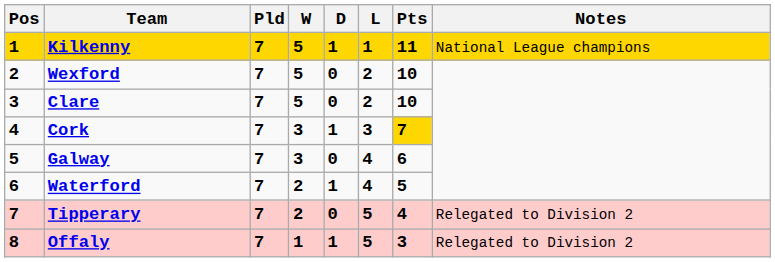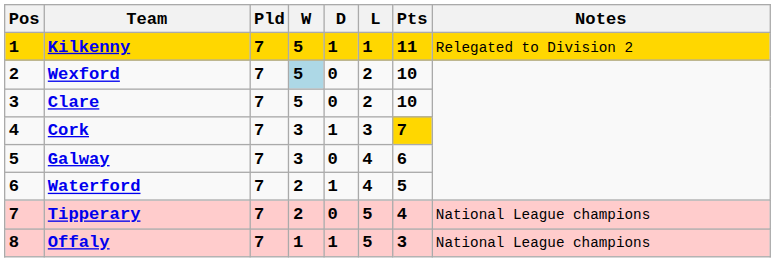(543, 47) National League champions -> (534, 47) Relegated to Division 2
(298, 75) no background -> (298, 75) lightblue background
(534, 215) Relegated to Division 2 -> (543, 215) National League champions
(534, 243) Relegated to Division 2 -> (543, 243) National League champions
